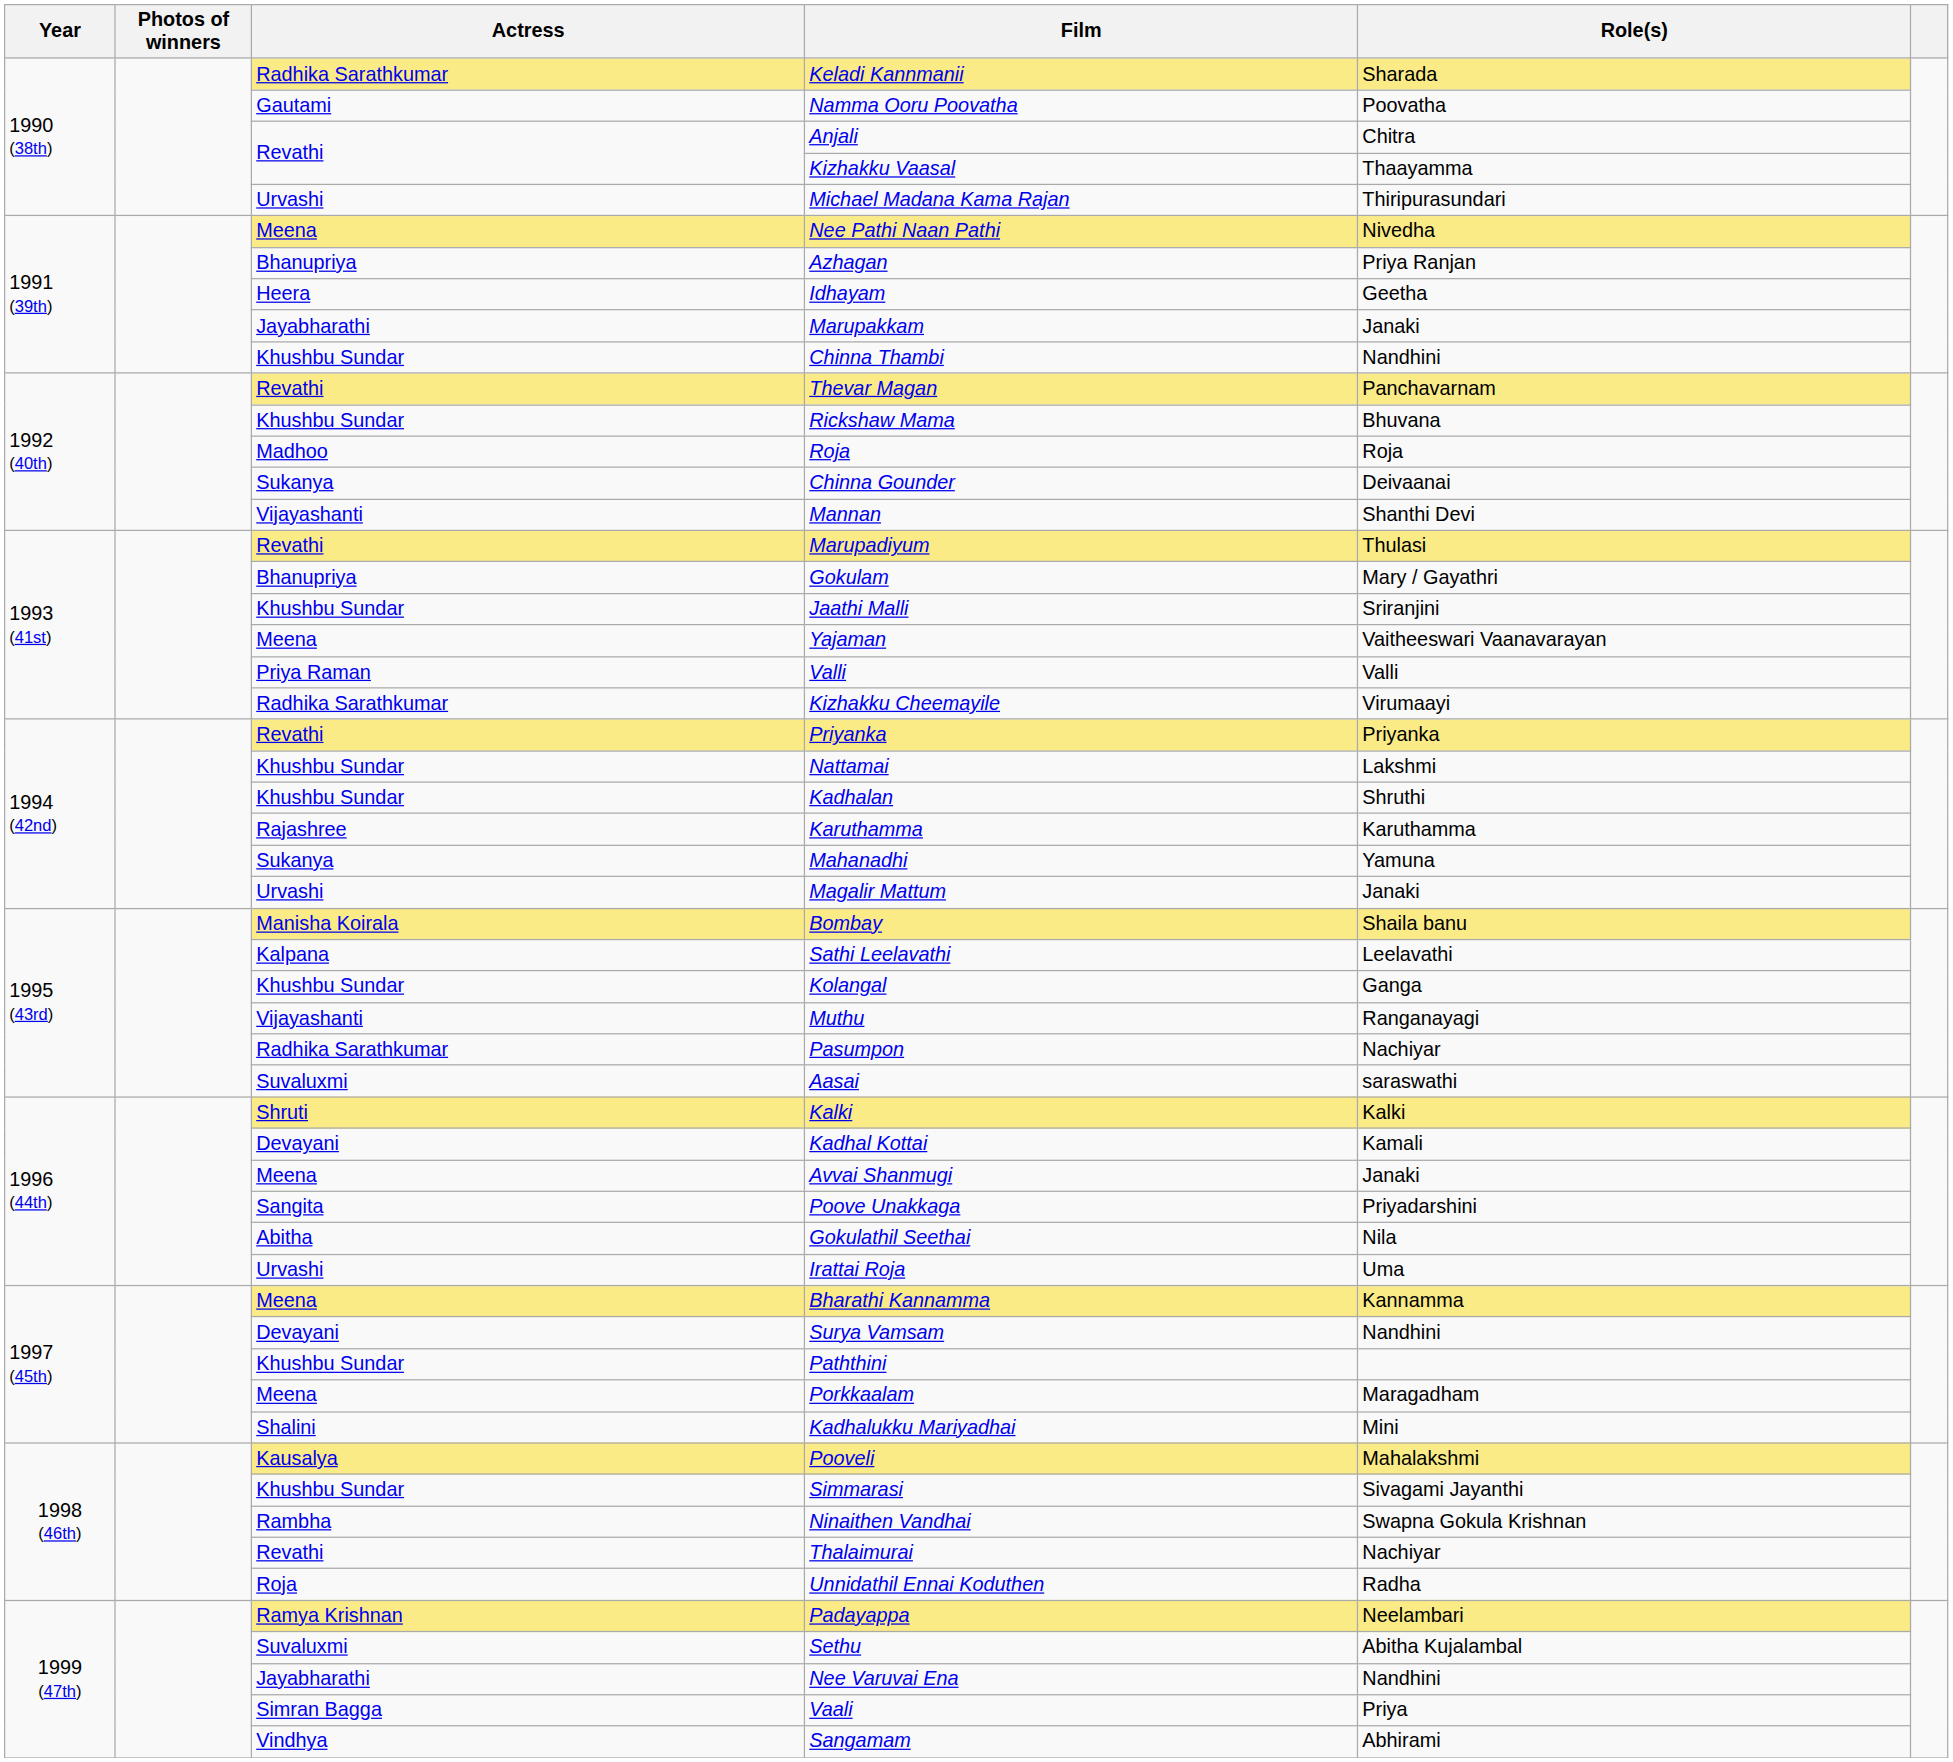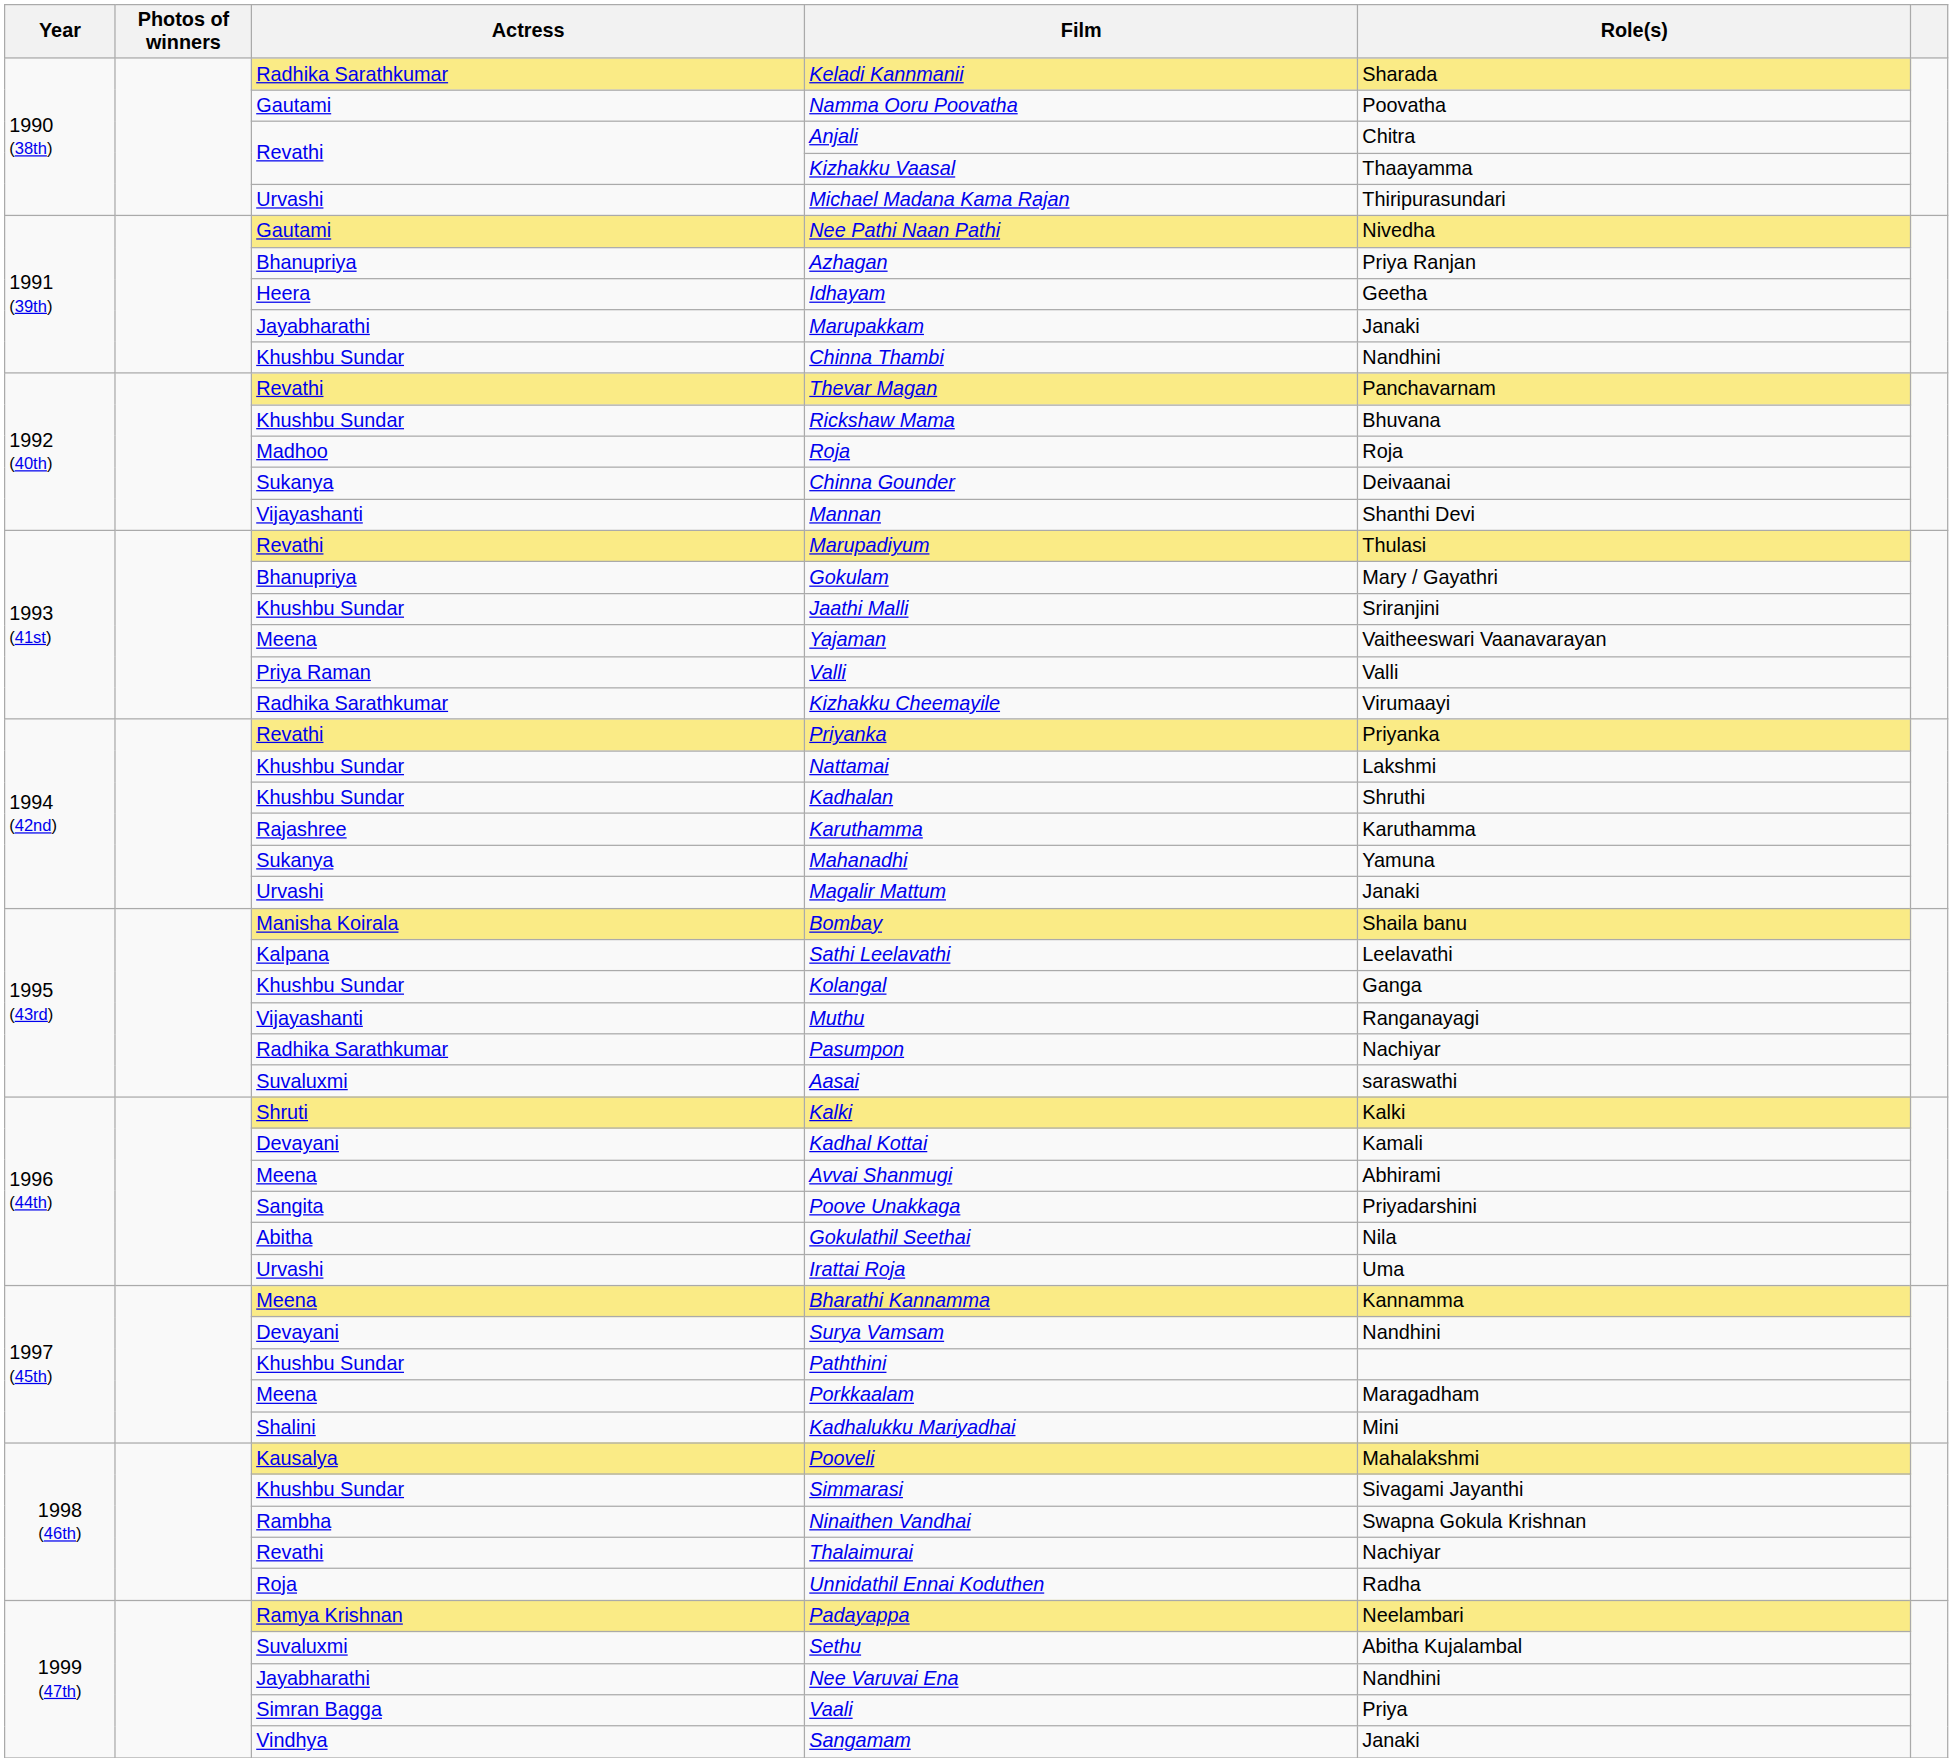(287, 231) Meena -> (294, 231) Gautami
(1391, 1175) Janaki -> (1401, 1175) Abhirami
(1401, 1741) Abhirami -> (1391, 1741) Janaki
